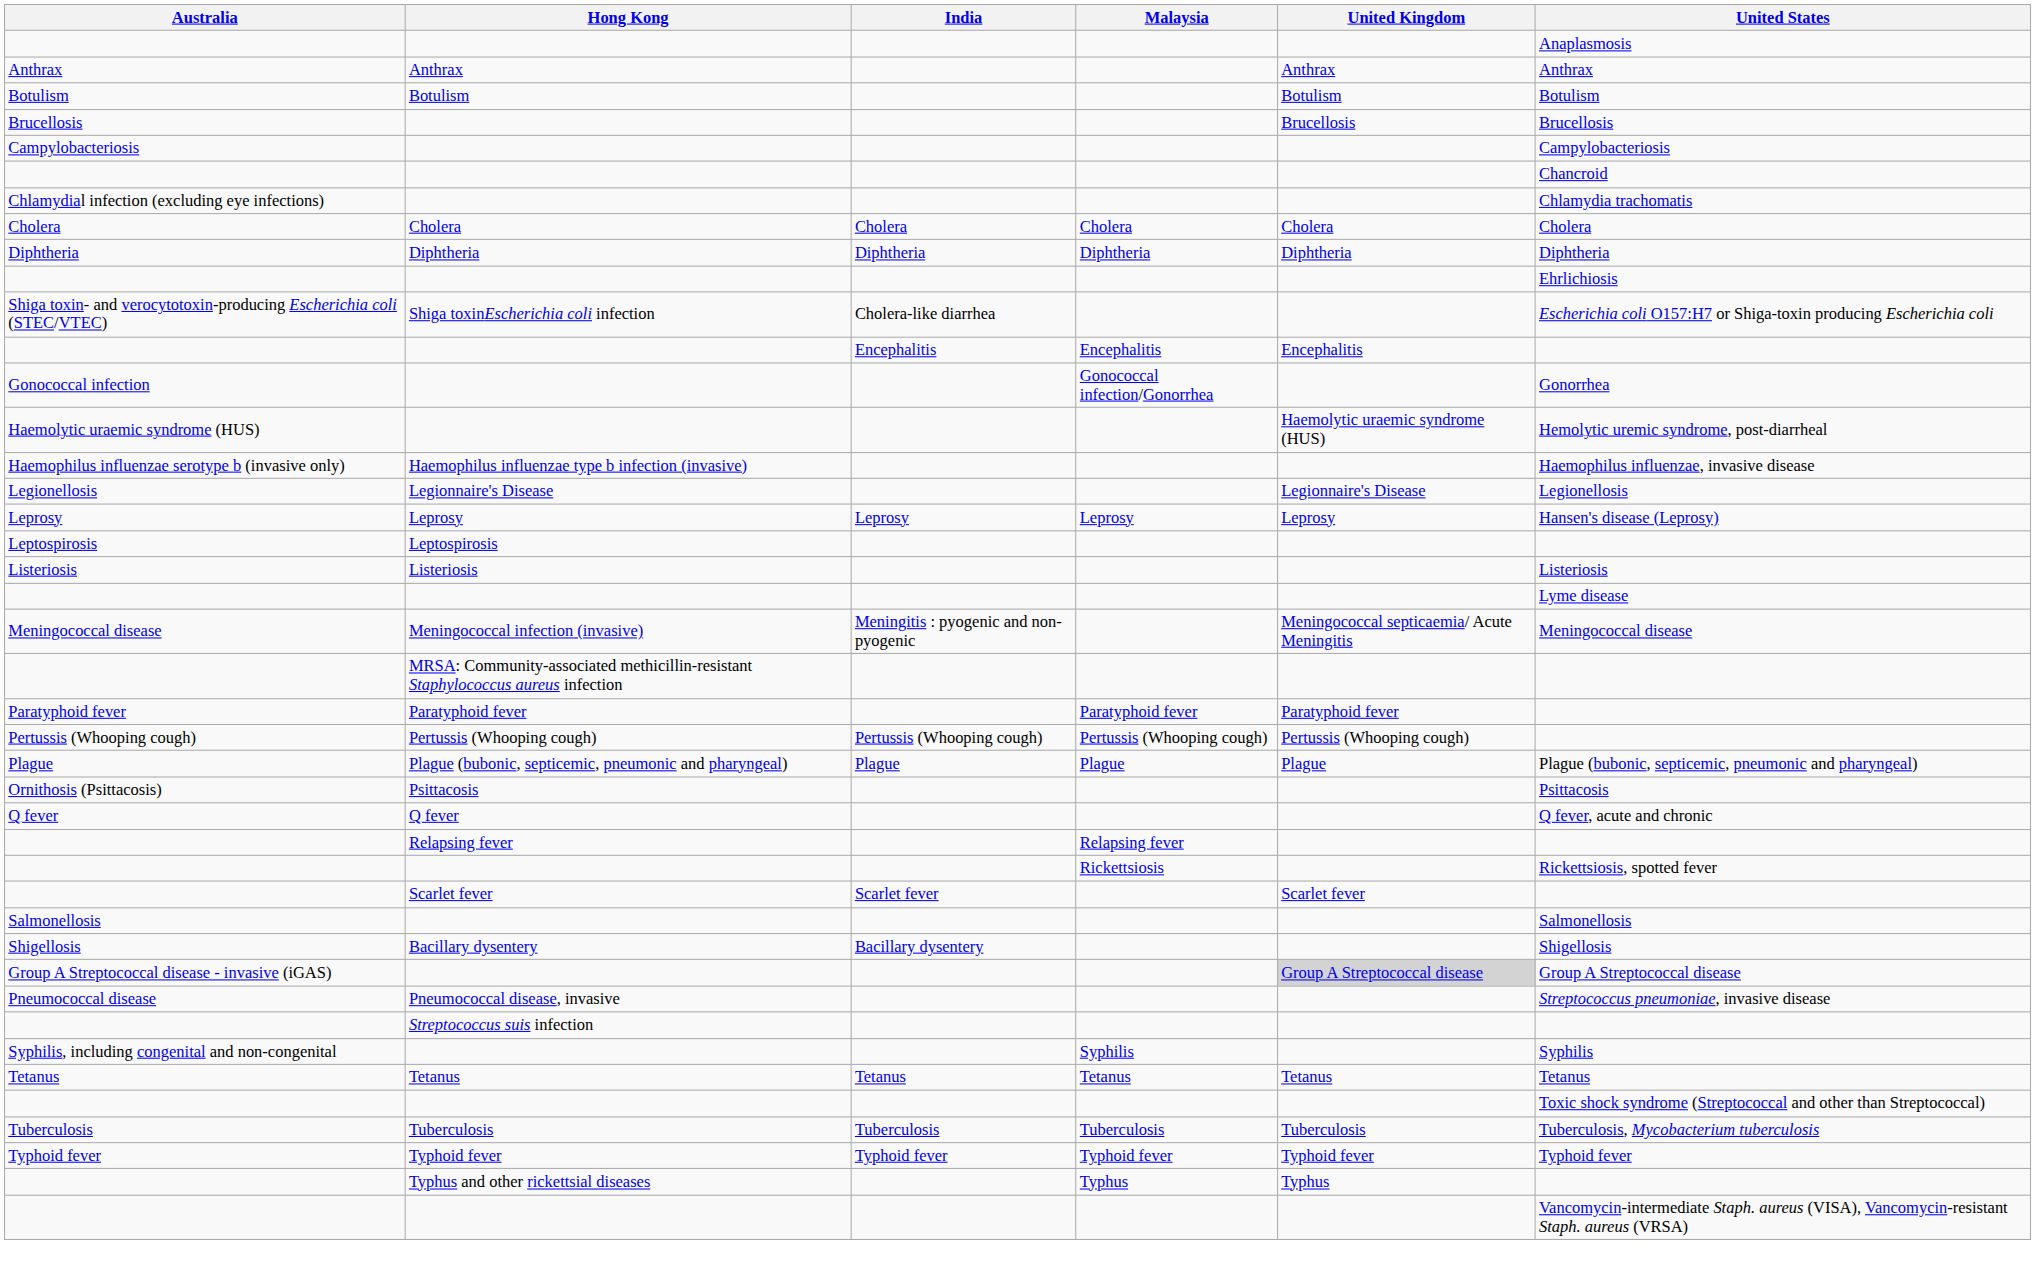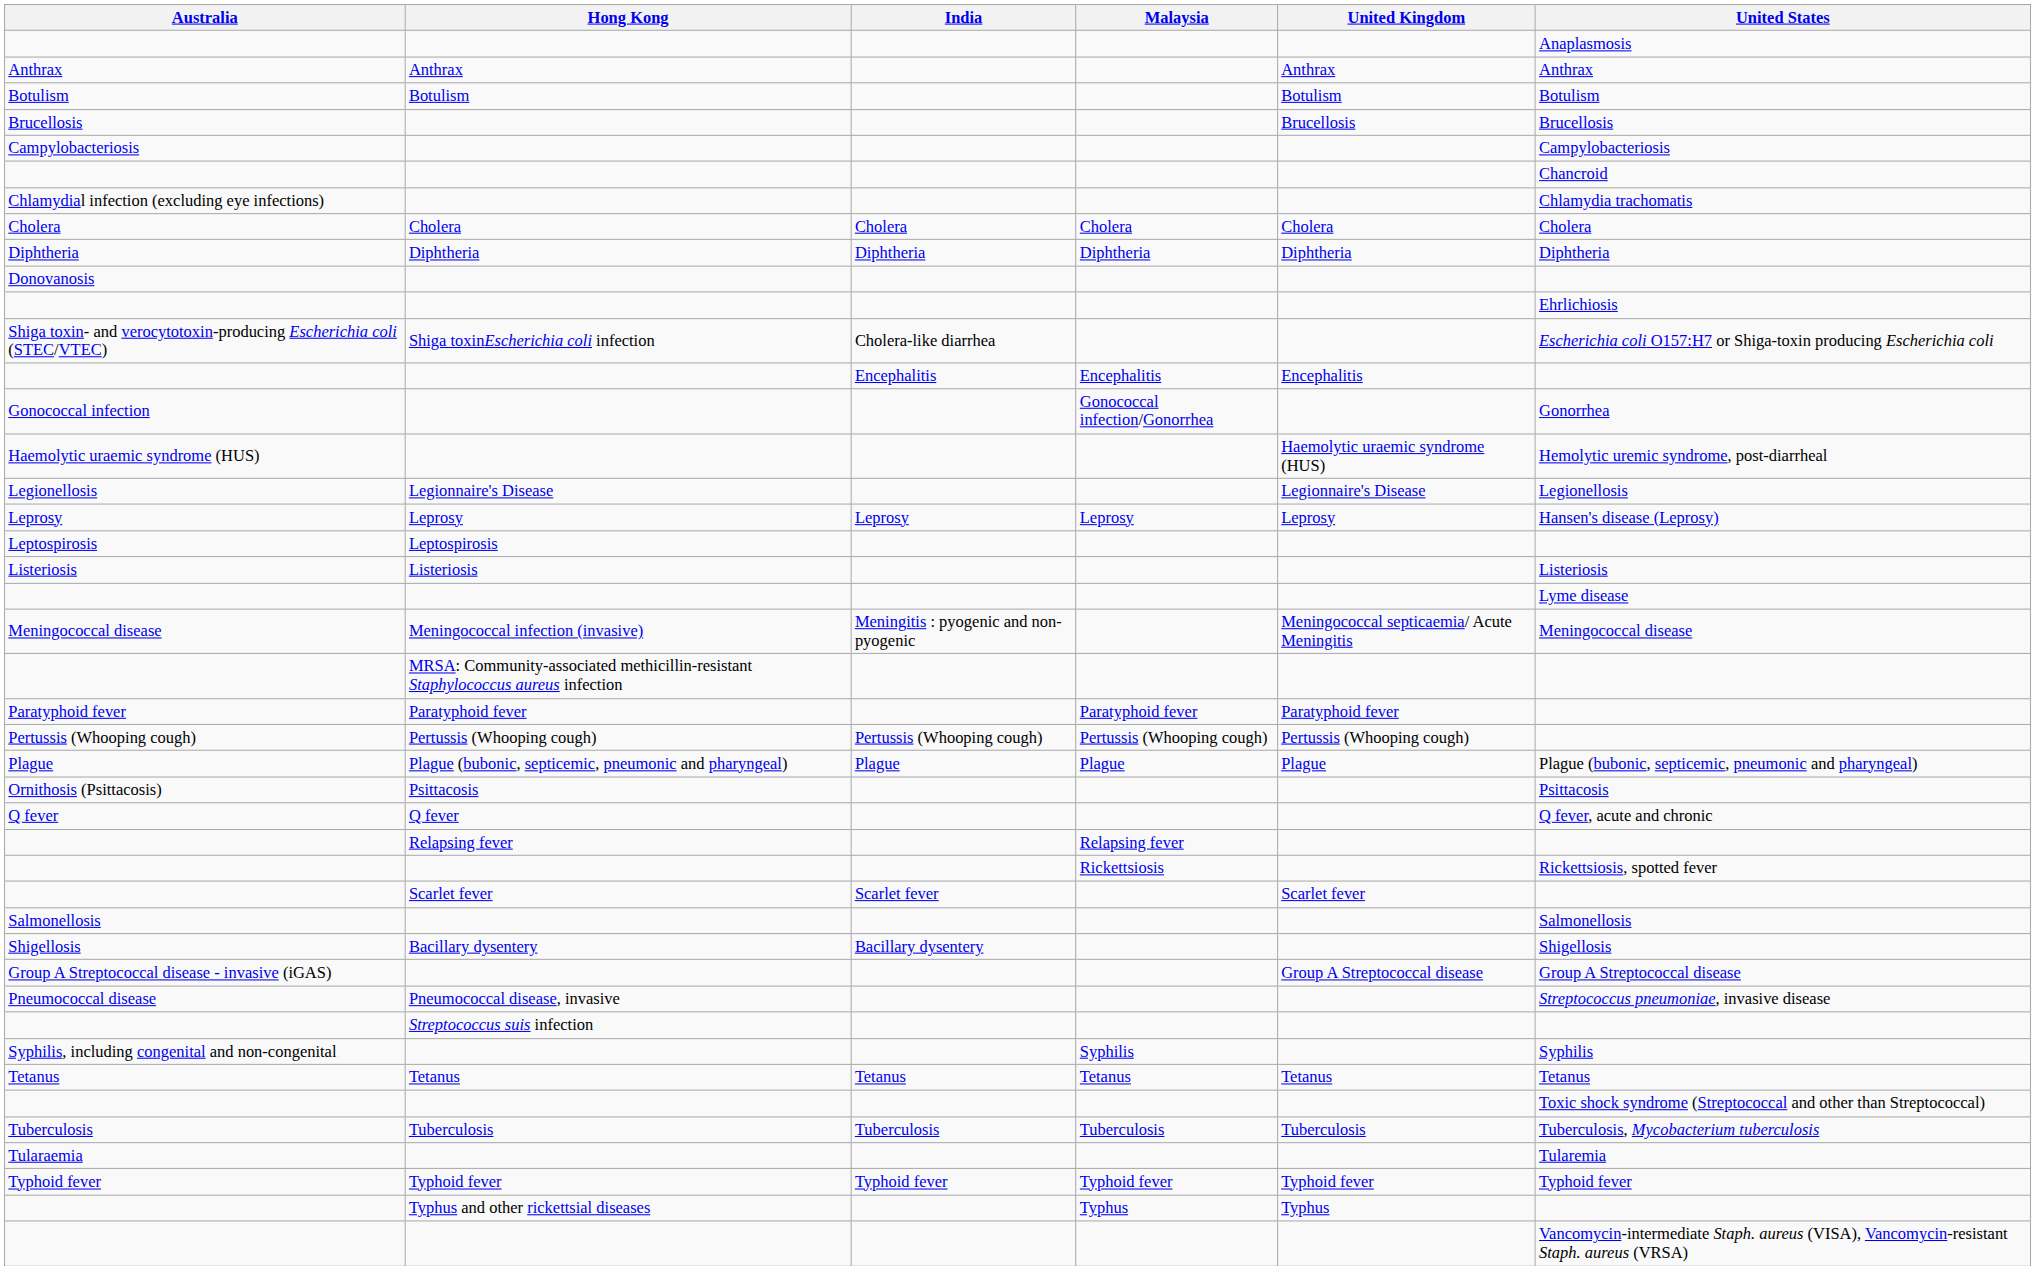+ row: (51, 278)
- row: (177, 465)
(1382, 972) lightgrey background -> (1382, 972) no background
+ row: (46, 1155)
